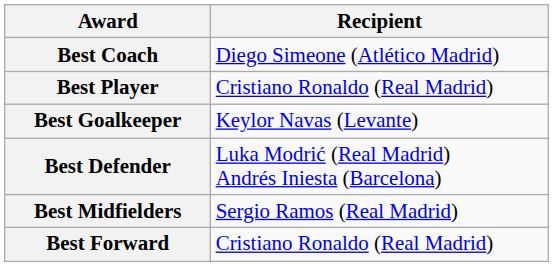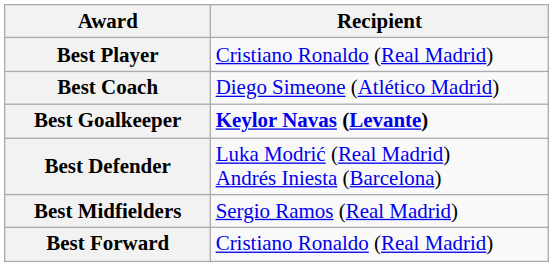rows swapped: (108, 87) <-> (108, 54)
(317, 120) normal -> (322, 120) bold
